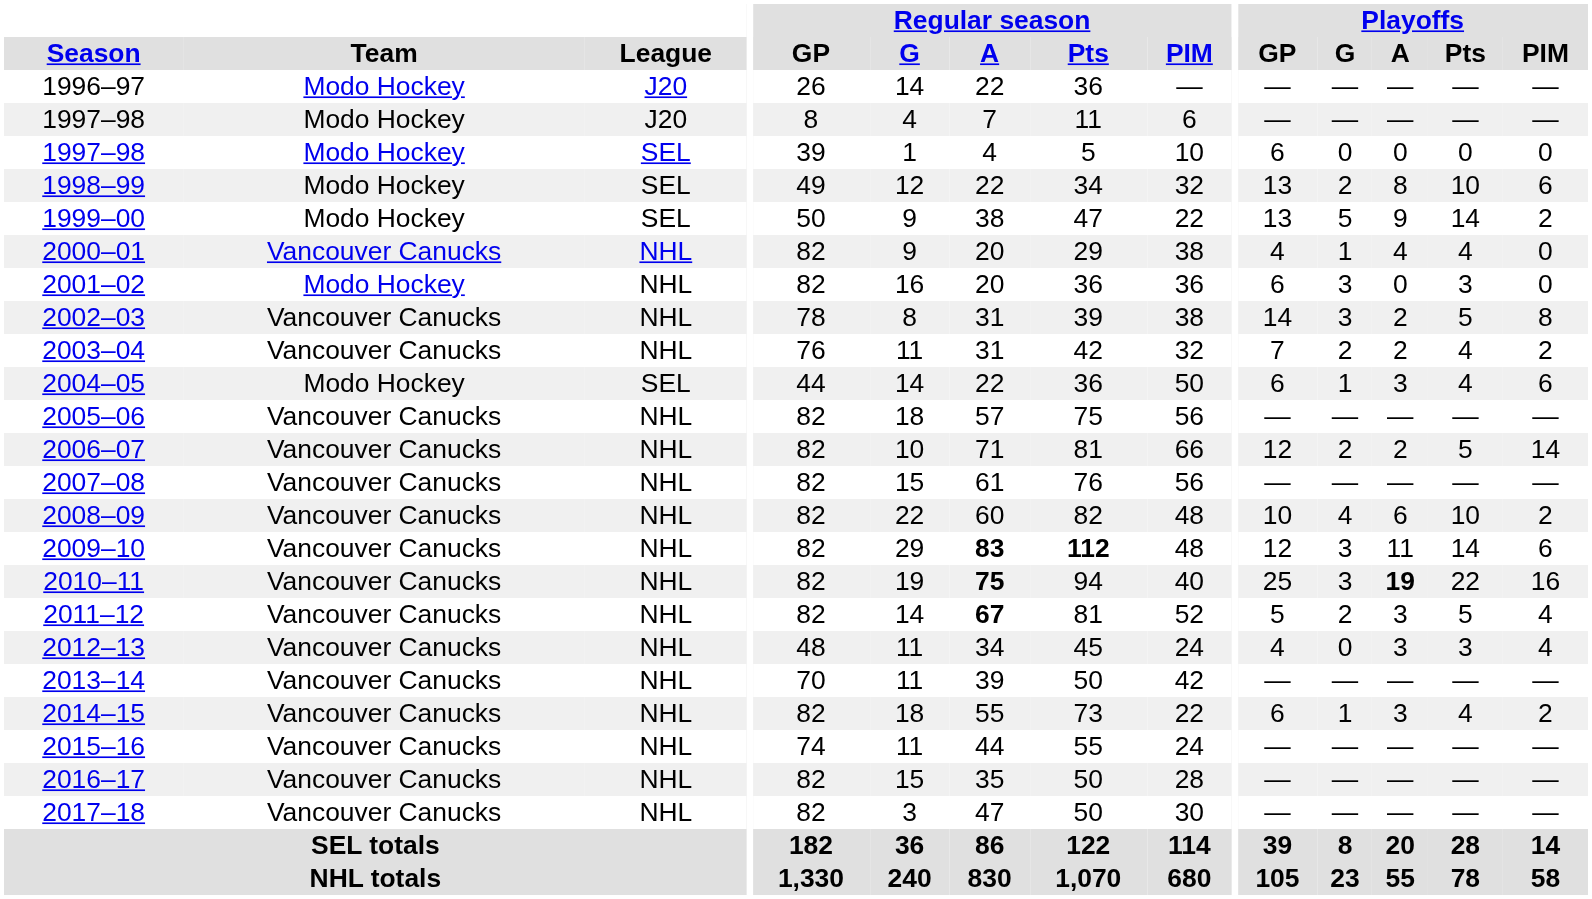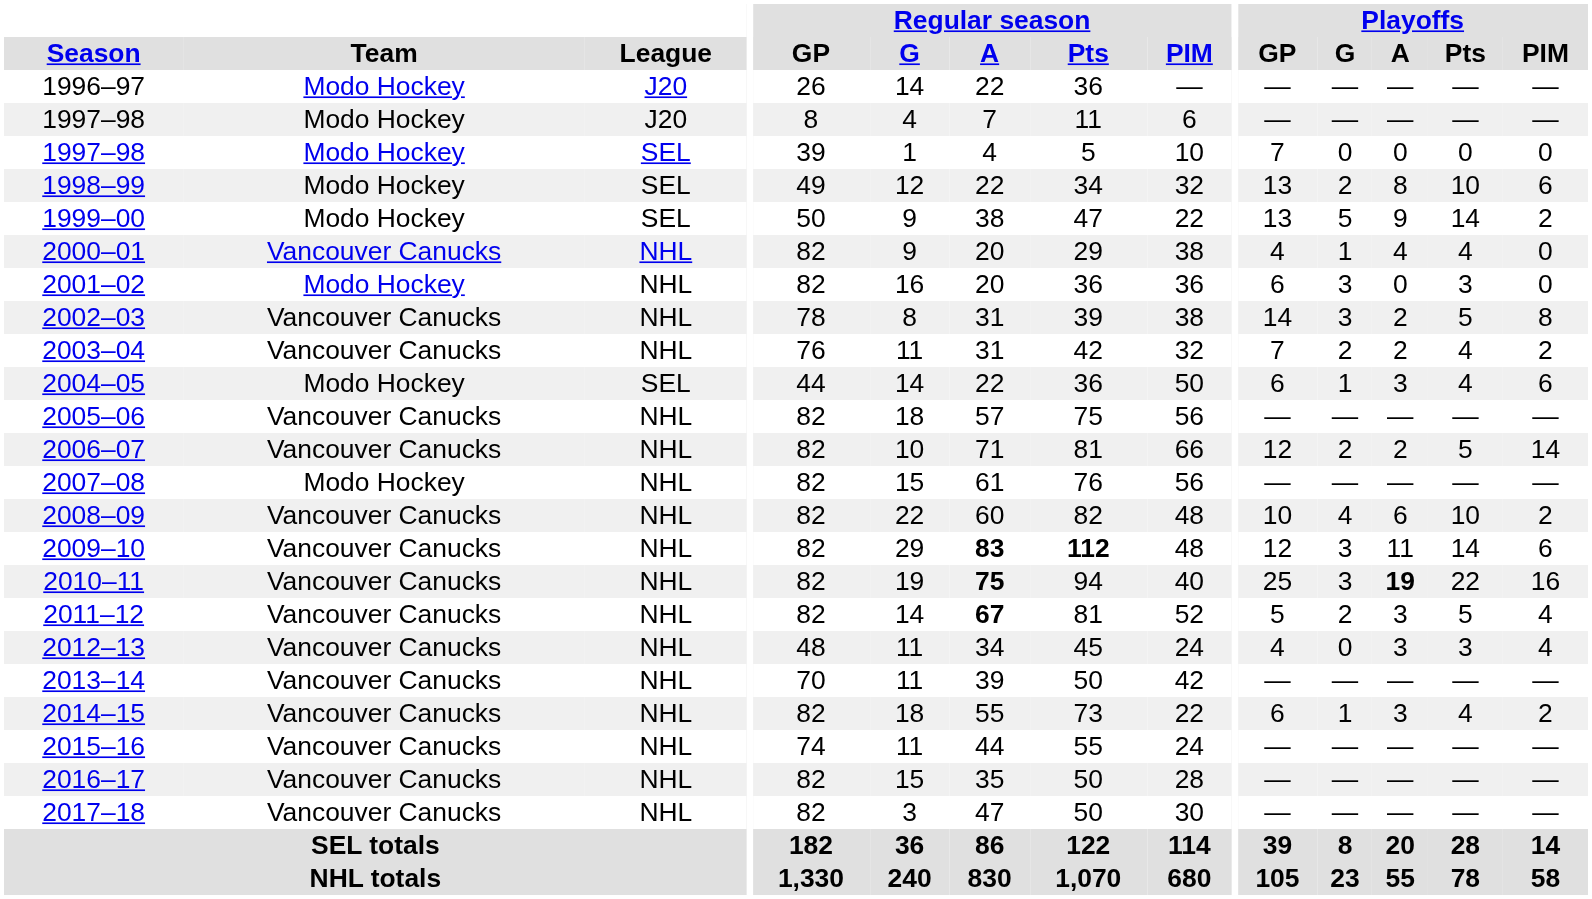(1277, 152) 6 -> (1277, 152) 7
(384, 482) Vancouver Canucks -> (384, 482) Modo Hockey
